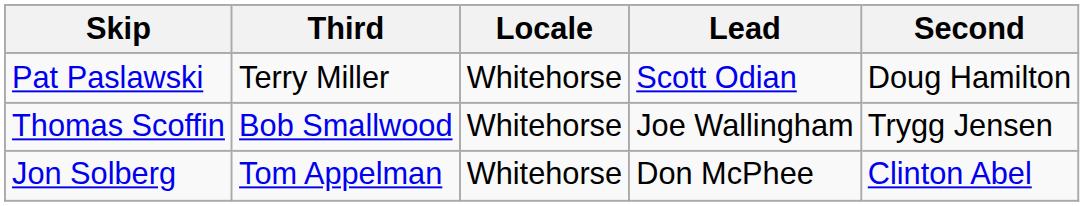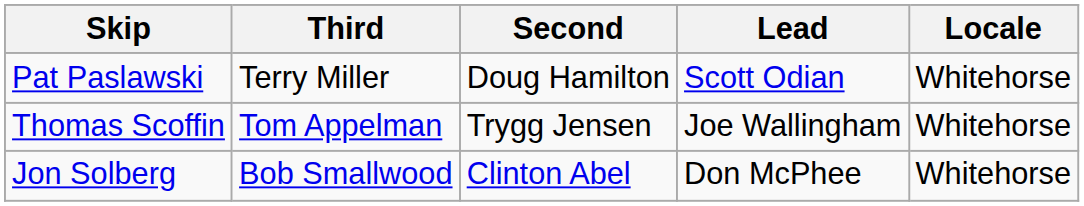columns swapped: (969, 28) <-> (544, 28)
(346, 126) Bob Smallwood -> (341, 126) Tom Appelman
(341, 175) Tom Appelman -> (346, 175) Bob Smallwood
